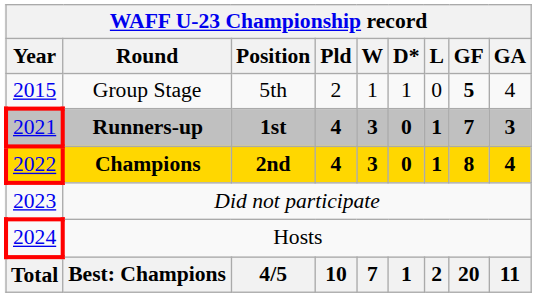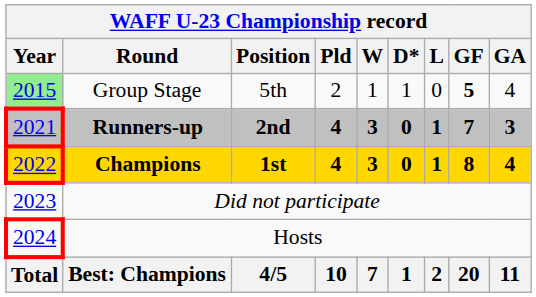(35, 90) no background -> (35, 90) lightgreen background
(273, 127) 1st -> (273, 127) 2nd
(273, 164) 2nd -> (273, 164) 1st
